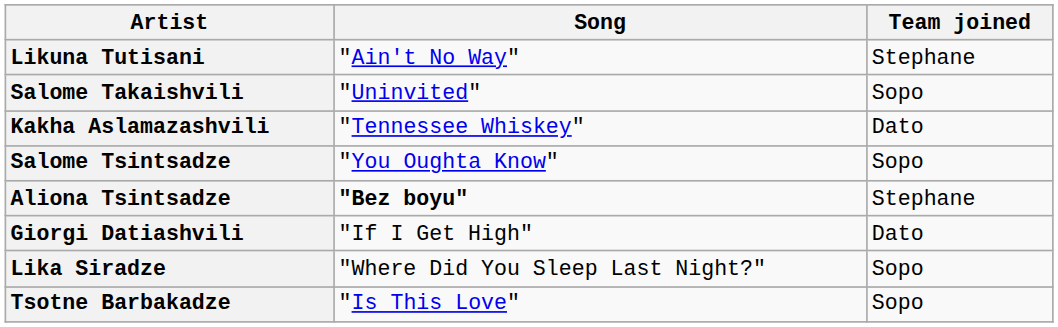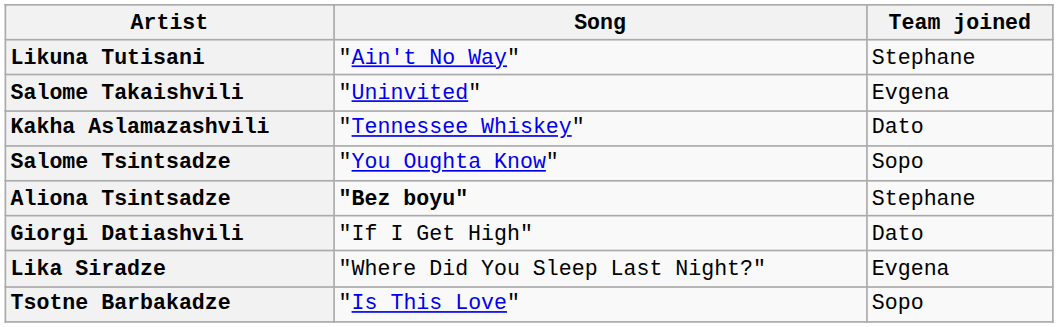(898, 93) Sopo -> (911, 93) Evgena
(898, 269) Sopo -> (911, 269) Evgena
